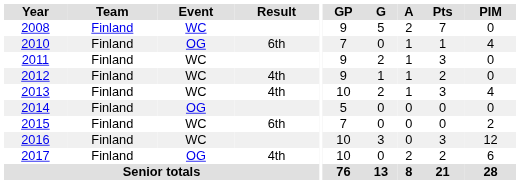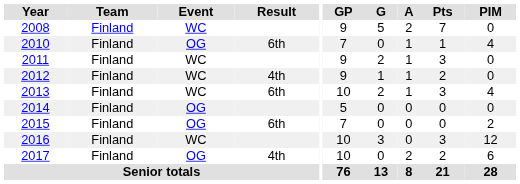(277, 92) 4th -> (277, 92) 6th
(196, 124) WC -> (196, 124) OG
